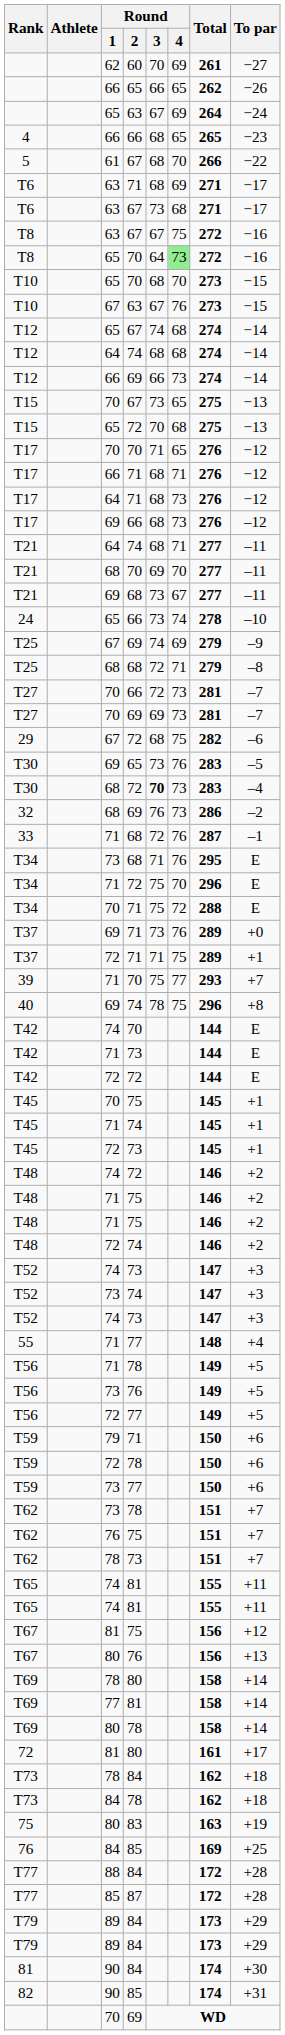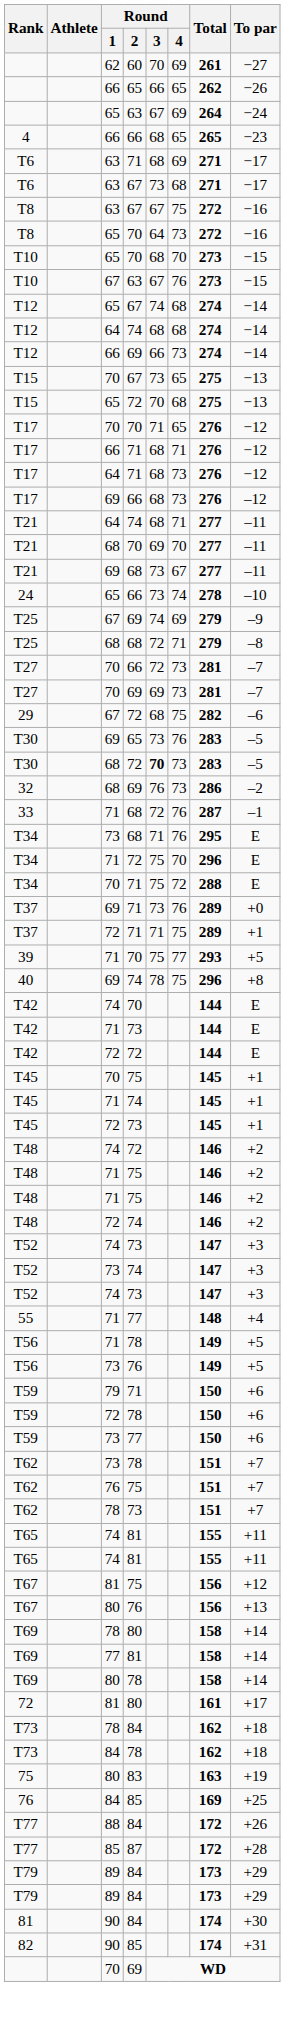- row: (26, 161)
(179, 257) lightgreen background -> (179, 233) no background
(255, 787) –4 -> (255, 763) –5
(255, 980) +7 -> (255, 956) +5
- row: (26, 1414)
(255, 1872) +28 -> (255, 1824) +26
